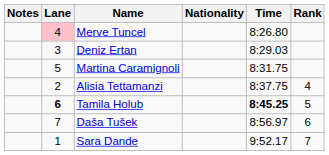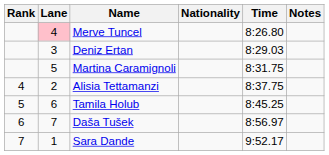columns swapped: (308, 13) <-> (23, 13)
(58, 104) bold -> (54, 104) normal
(269, 104) bold -> (265, 104) normal
